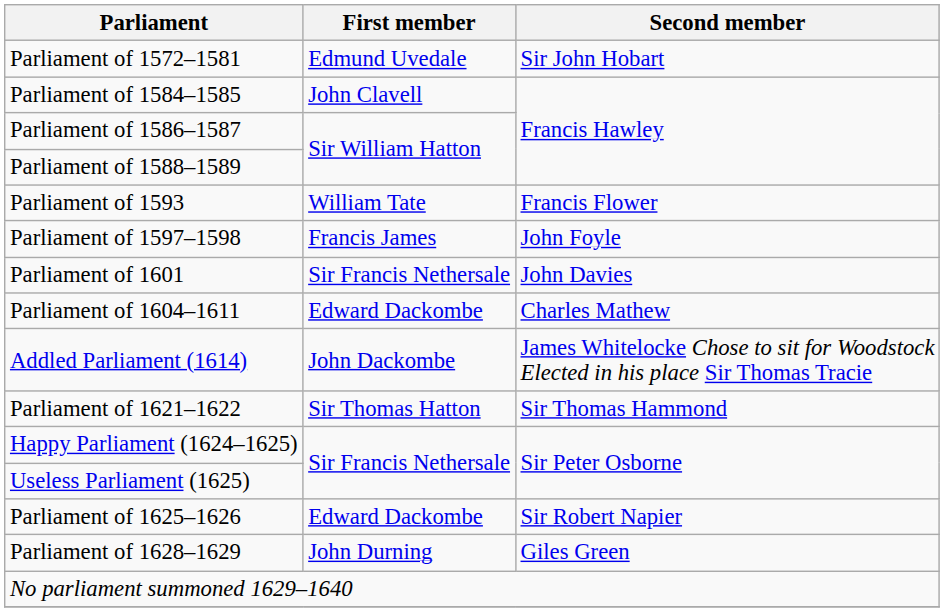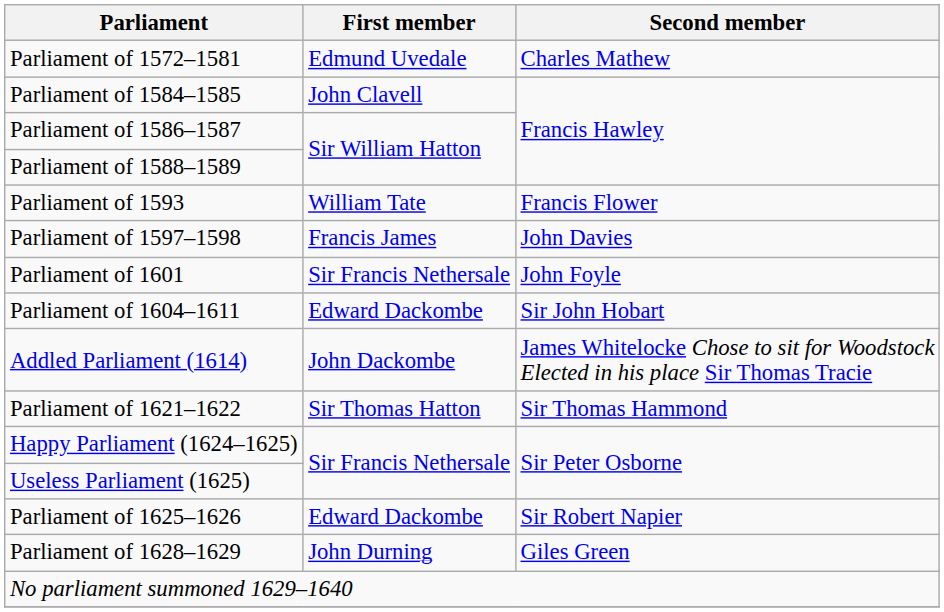(592, 58) Sir John Hobart -> (595, 58) Charles Mathew
(571, 238) John Foyle -> (576, 238) John Davies
(576, 274) John Davies -> (571, 274) John Foyle
(595, 310) Charles Mathew -> (592, 310) Sir John Hobart
